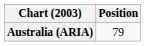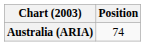(118, 31) 79 -> (118, 31) 74
